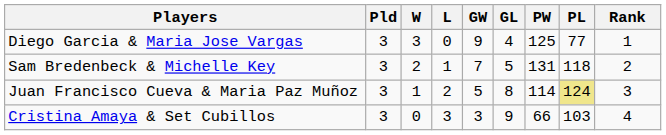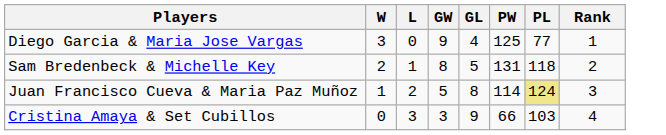- column: (383, 17)
(478, 67) 7 -> (443, 67) 8
